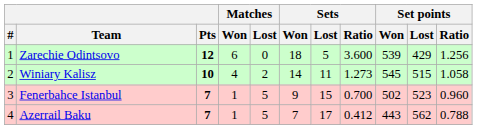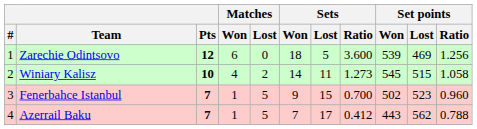(422, 54) 429 -> (422, 54) 469
